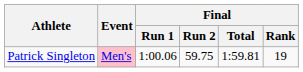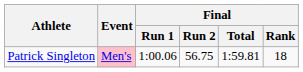(199, 57) 59.75 -> (199, 57) 56.75
(281, 57) 19 -> (281, 57) 18
